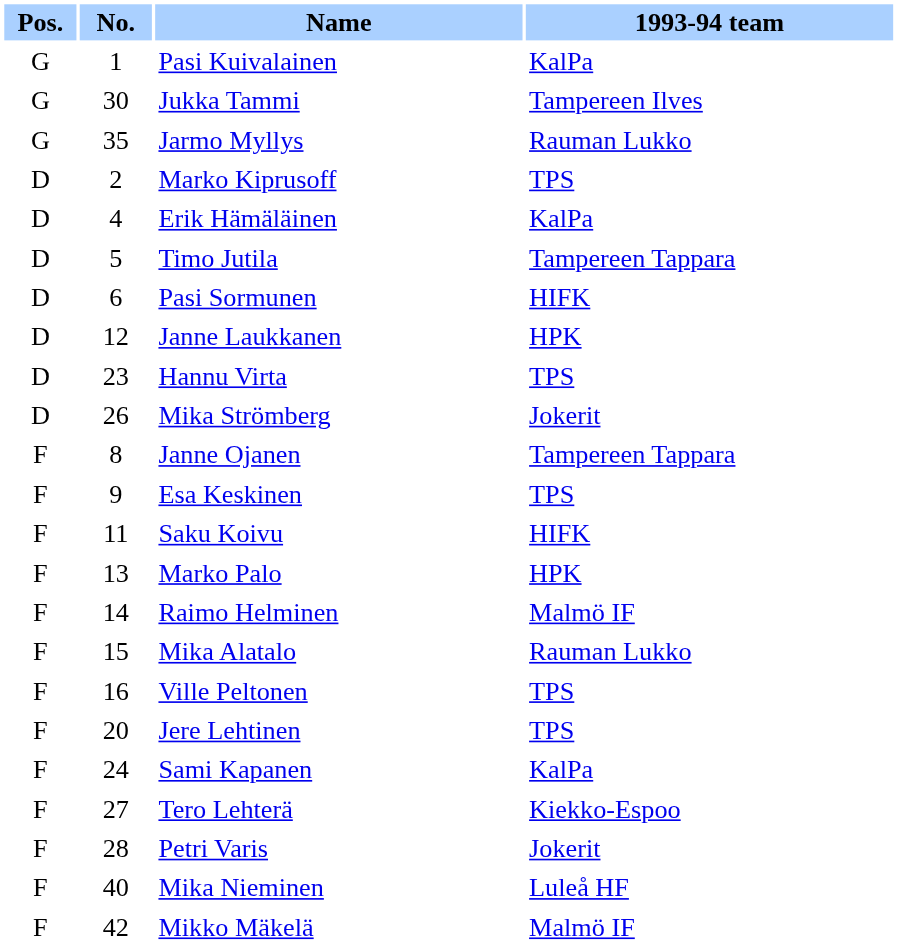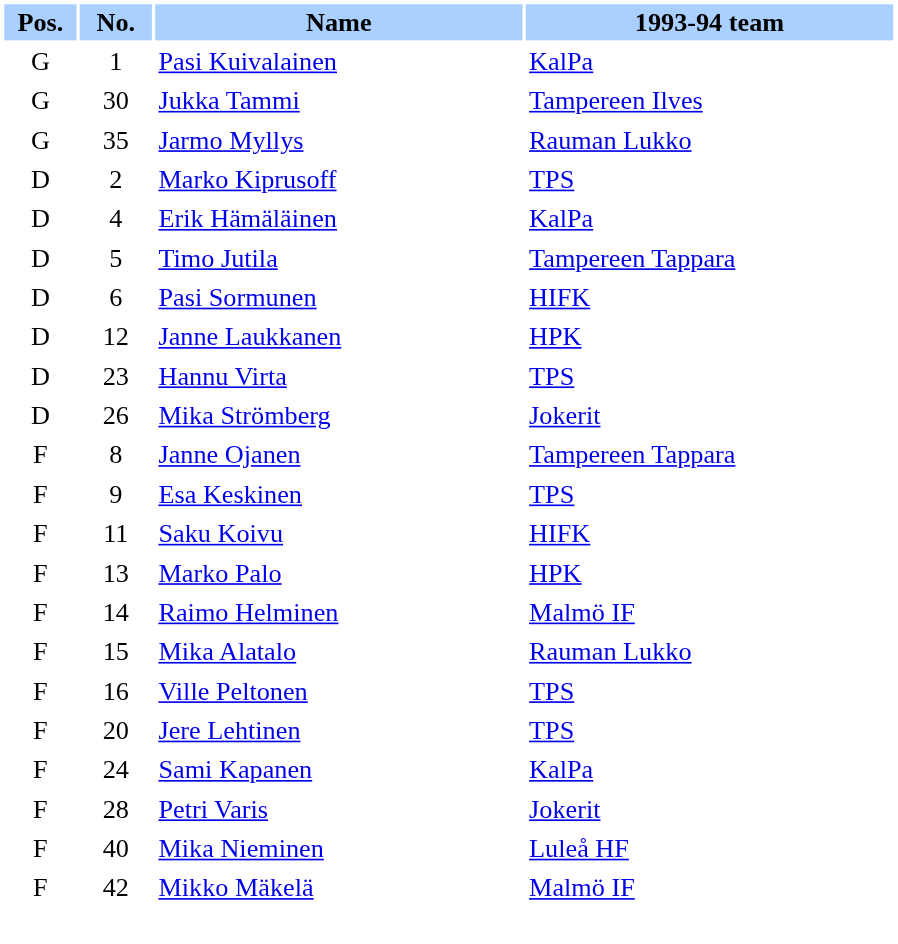- row: (226, 809)
